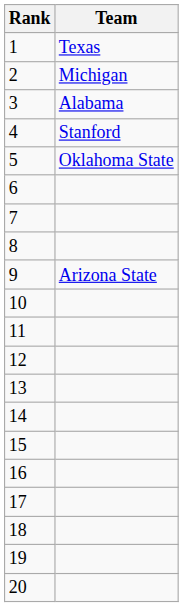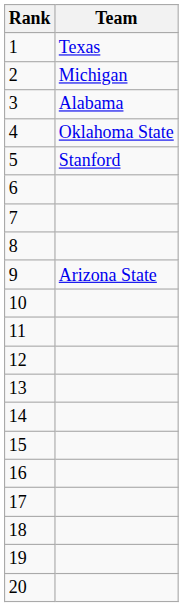(90, 132) Stanford -> (116, 132) Oklahoma State
(116, 160) Oklahoma State -> (90, 160) Stanford
